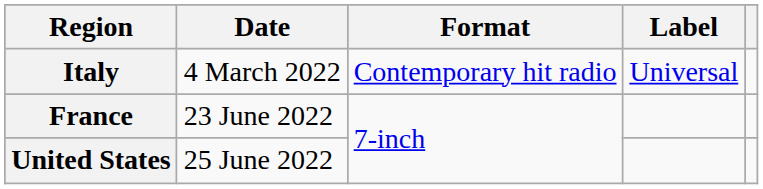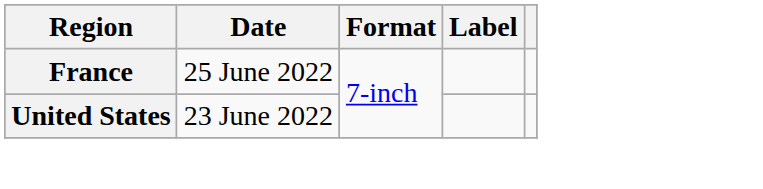- row: (91, 71)
(258, 115) 23 June 2022 -> (258, 71) 25 June 2022
(258, 159) 25 June 2022 -> (258, 115) 23 June 2022
